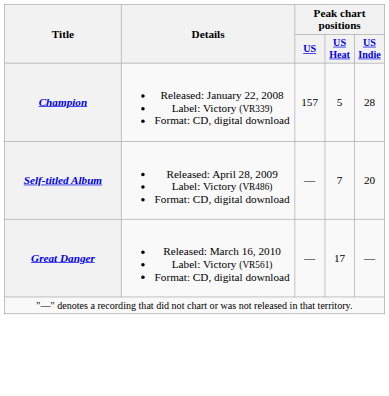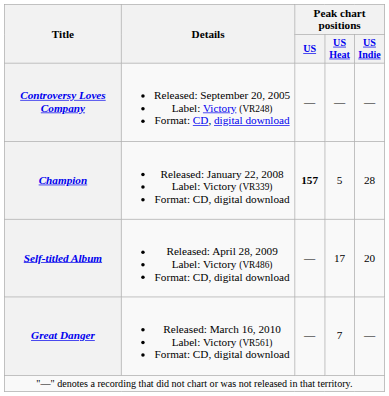+ row: (63, 102)
(310, 102) normal -> (310, 180) bold
(340, 180) 7 -> (340, 258) 17
(340, 258) 17 -> (340, 336) 7
